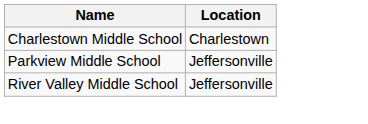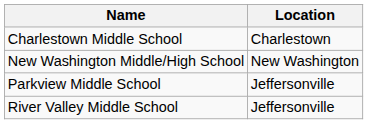+ row: (126, 61)
